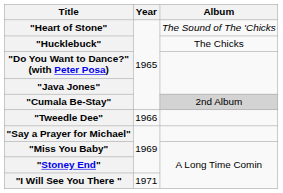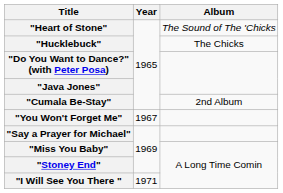(219, 102) lightgrey background -> (219, 102) no background
- row: (69, 117)
+ row: (69, 117)
